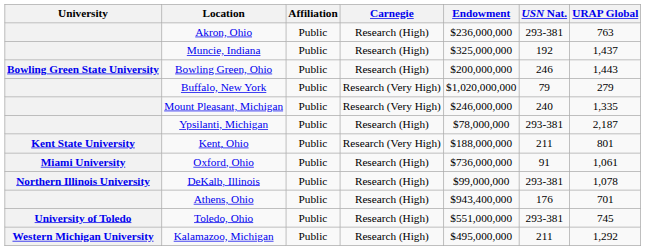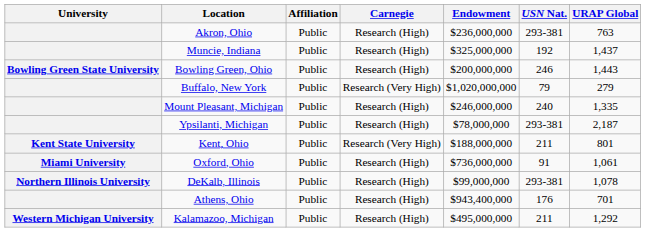(392, 106) Research (Very High) -> (392, 106) Research (High)
- row: (224, 217)
